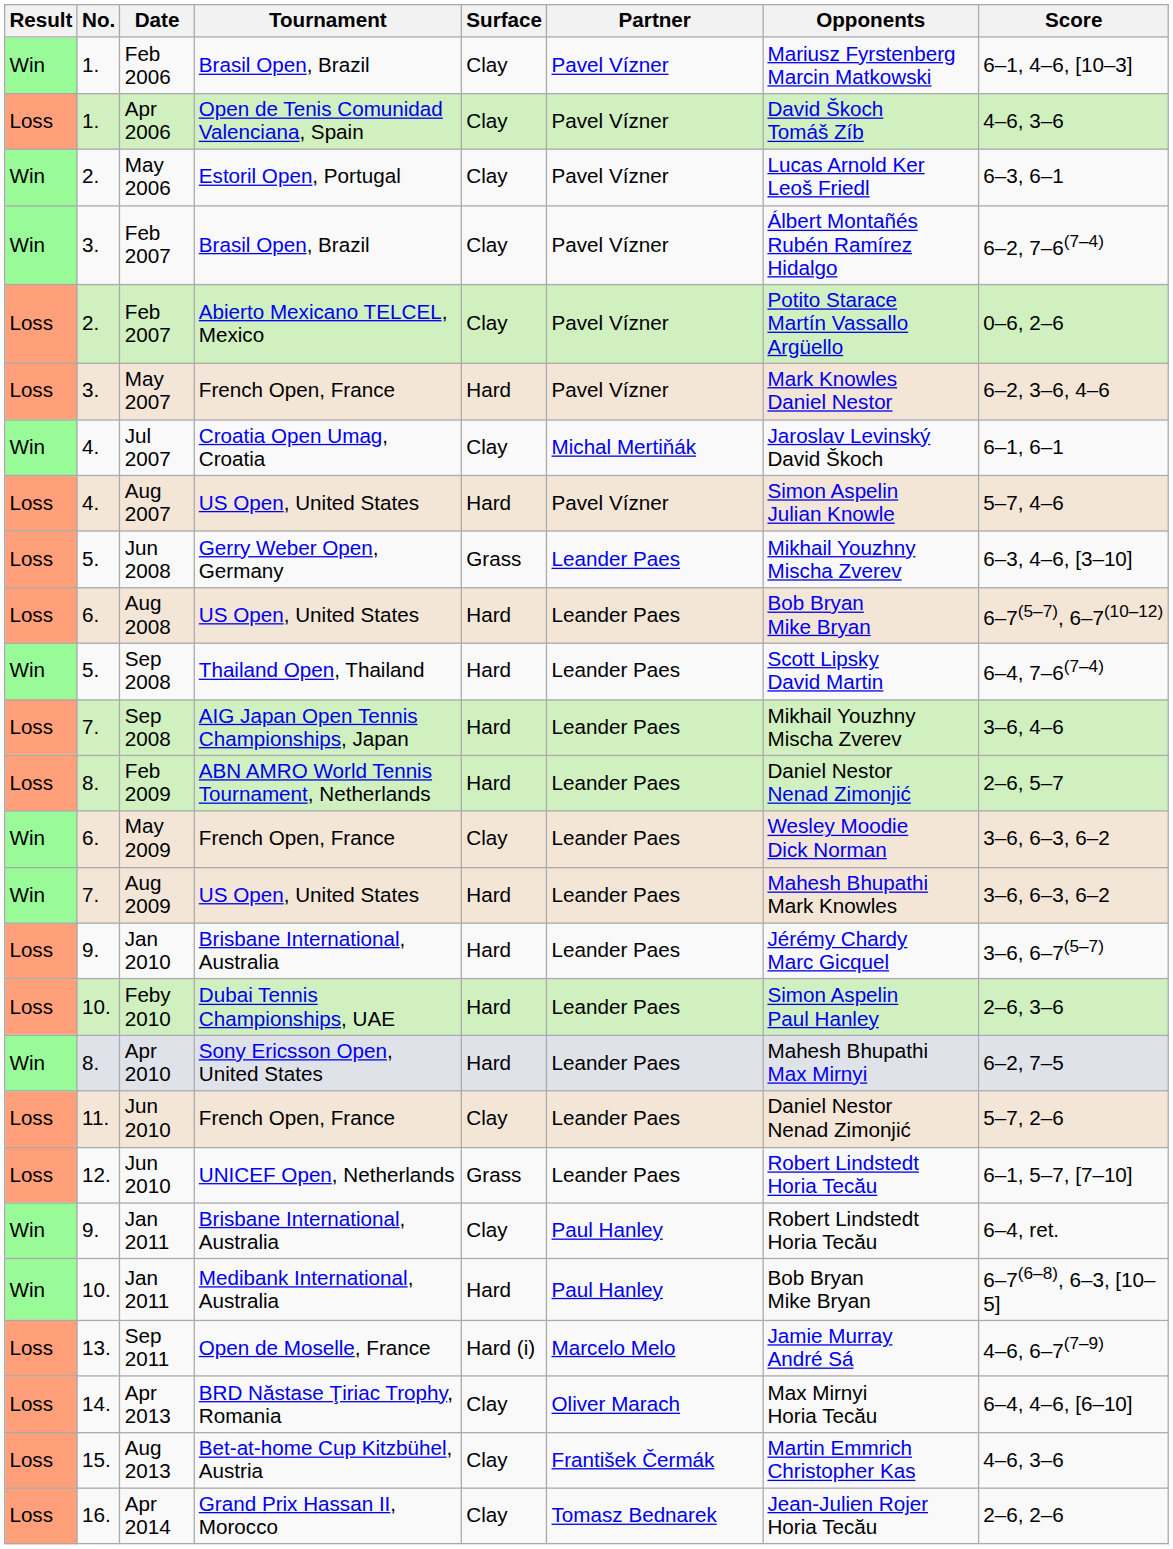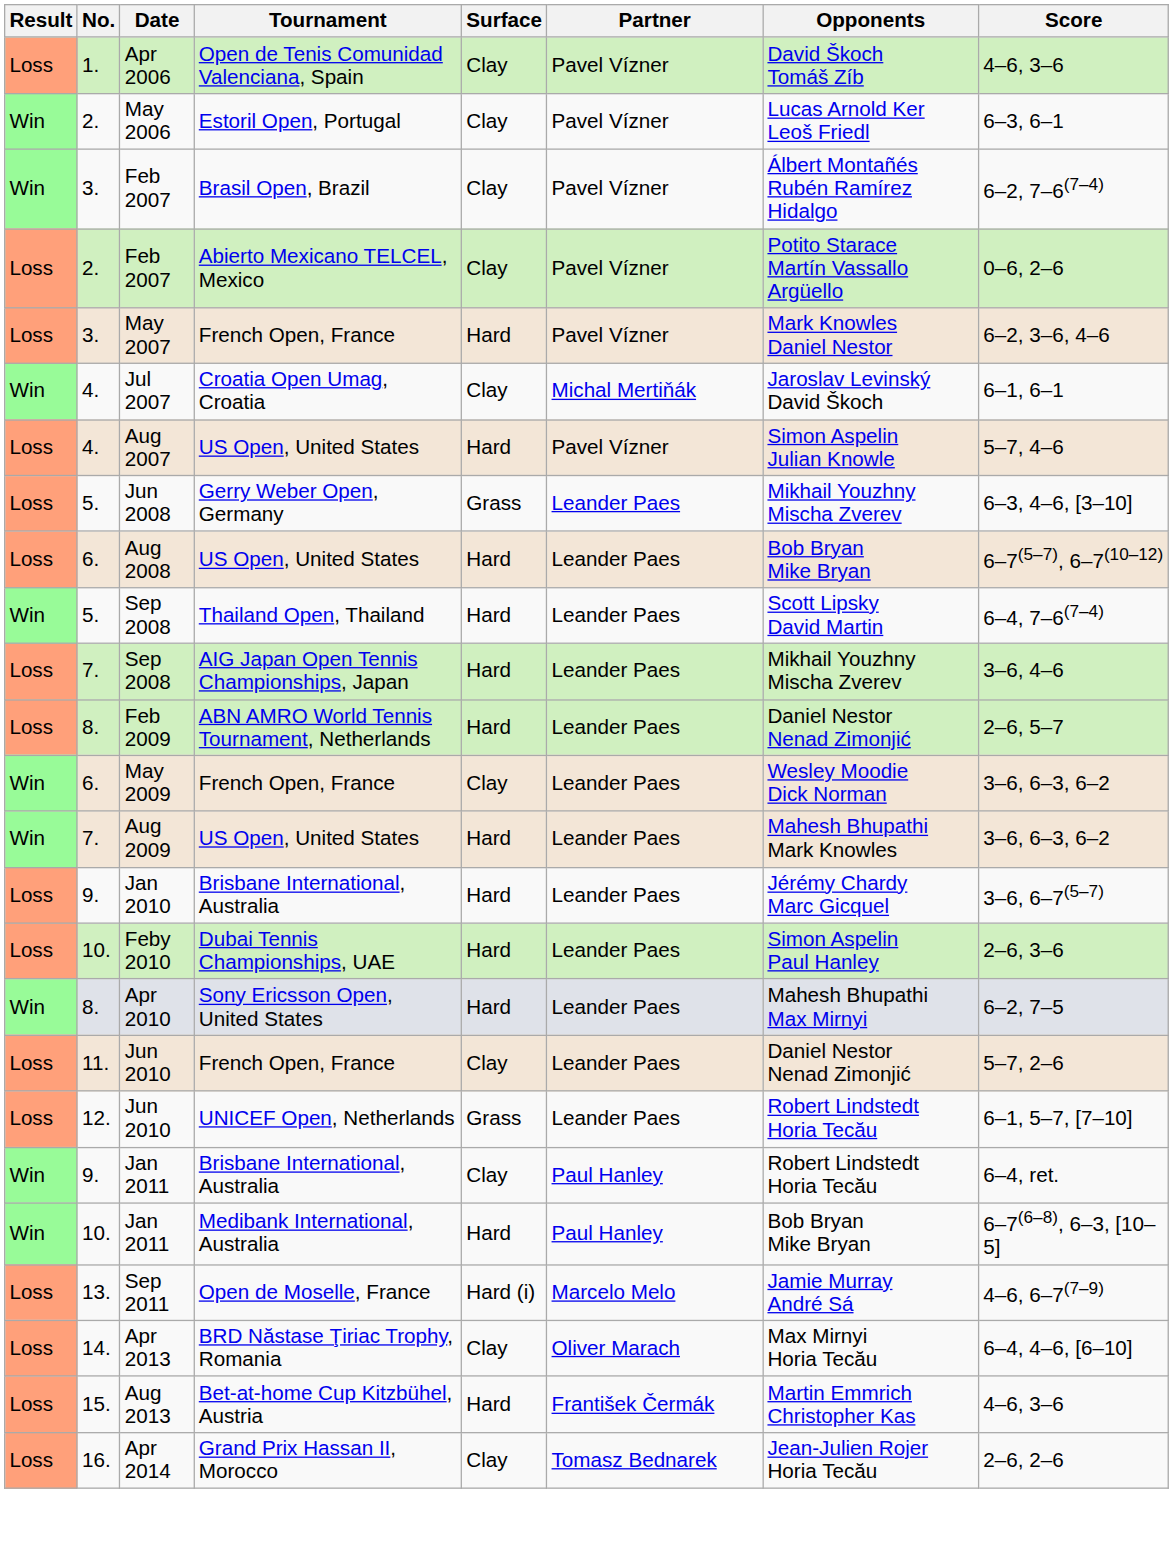- row: (148, 65)
(487, 1460) Clay -> (489, 1404) Hard
